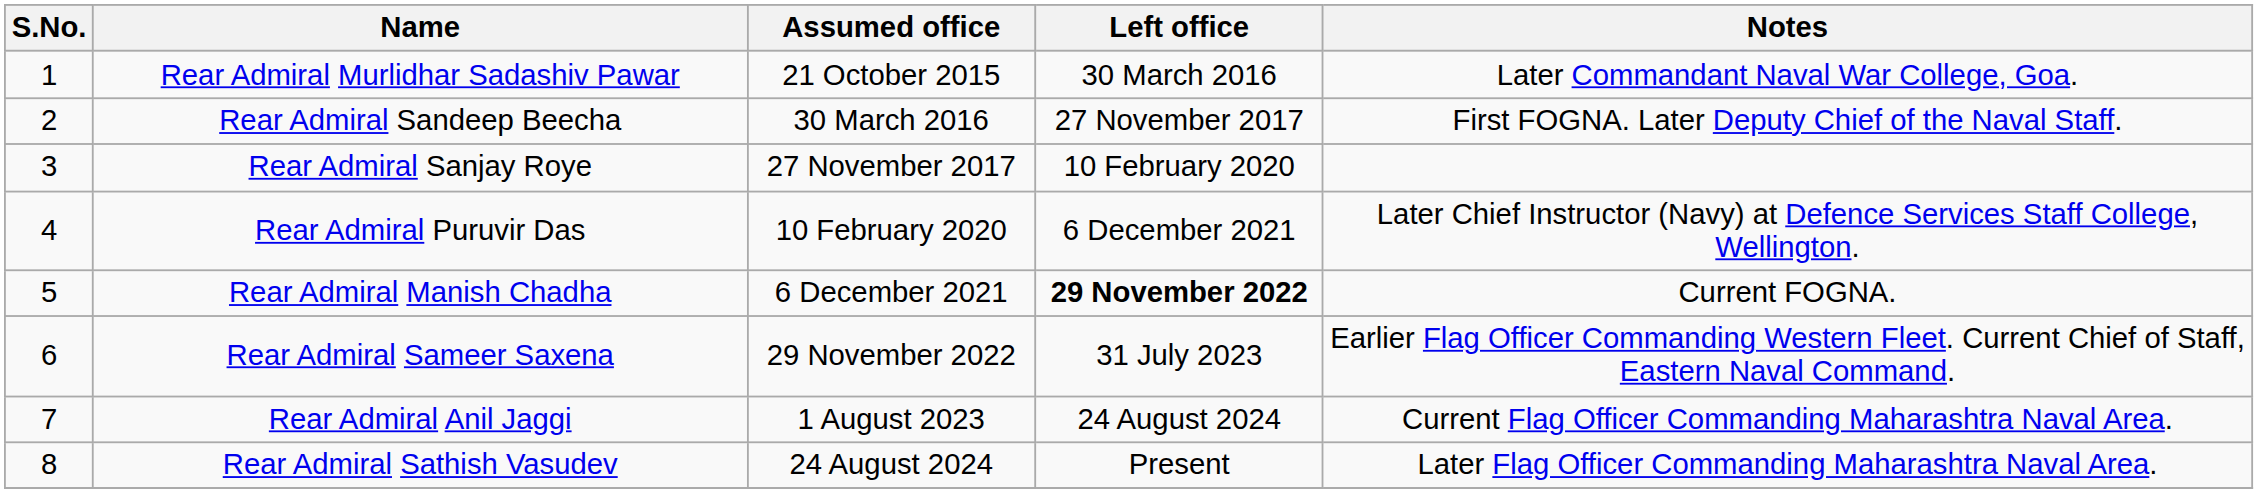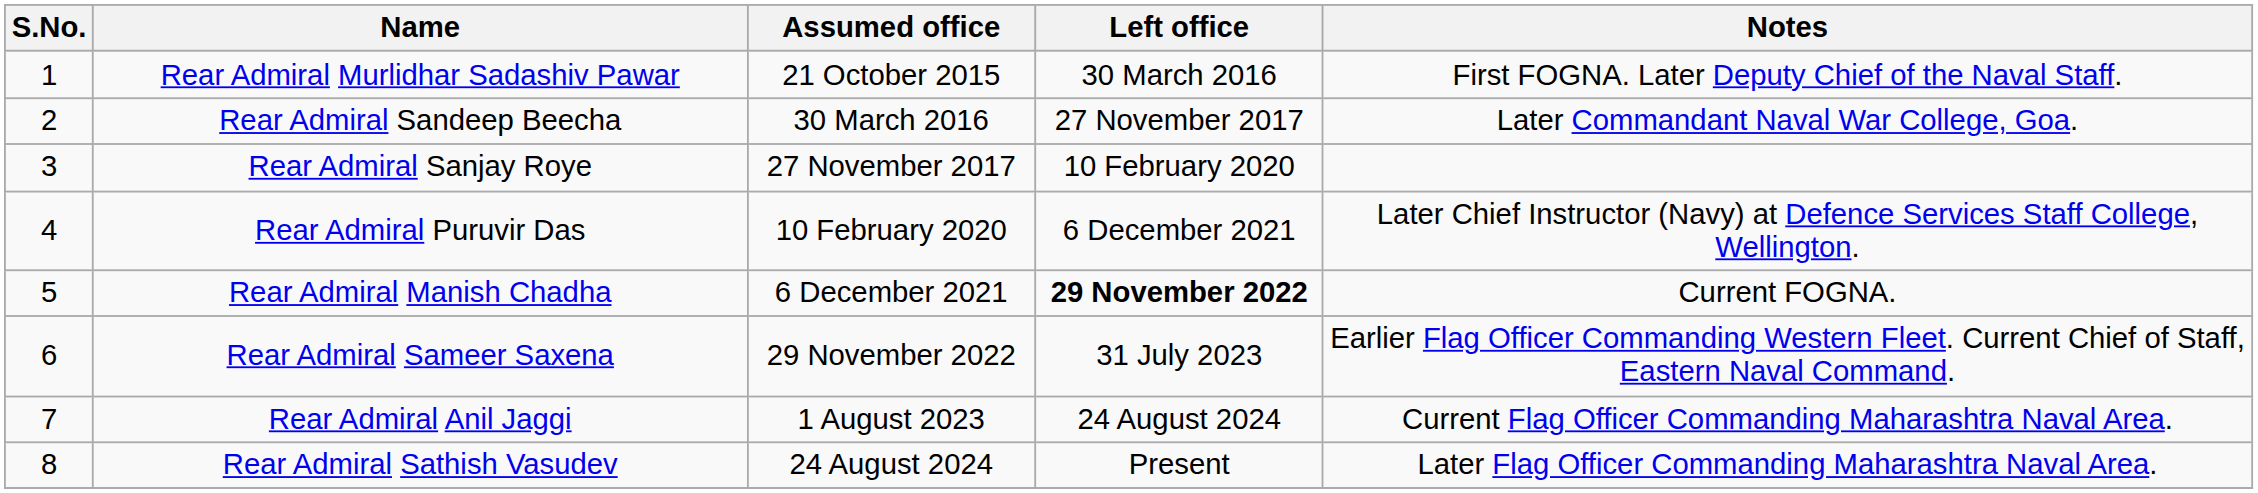(1787, 74) Later Commandant Naval War College, Goa. -> (1787, 74) First FOGNA. Later Deputy Chief of the Naval Staff.
(1787, 120) First FOGNA. Later Deputy Chief of the Naval Staff. -> (1787, 120) Later Commandant Naval War College, Goa.
